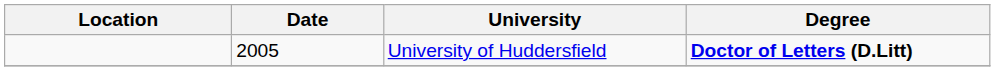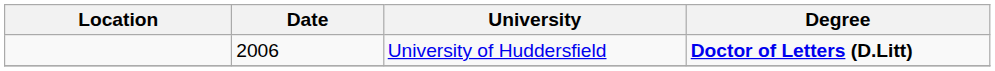(258, 50) 2005 -> (258, 50) 2006
